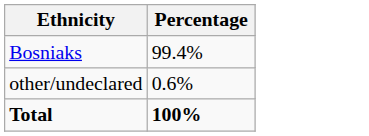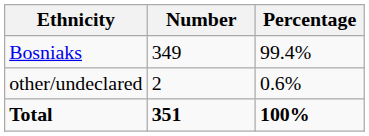+ column: (201, 20)
